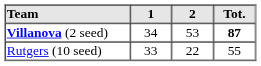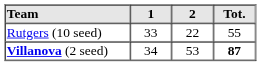rows swapped: (57, 32) <-> (54, 51)
